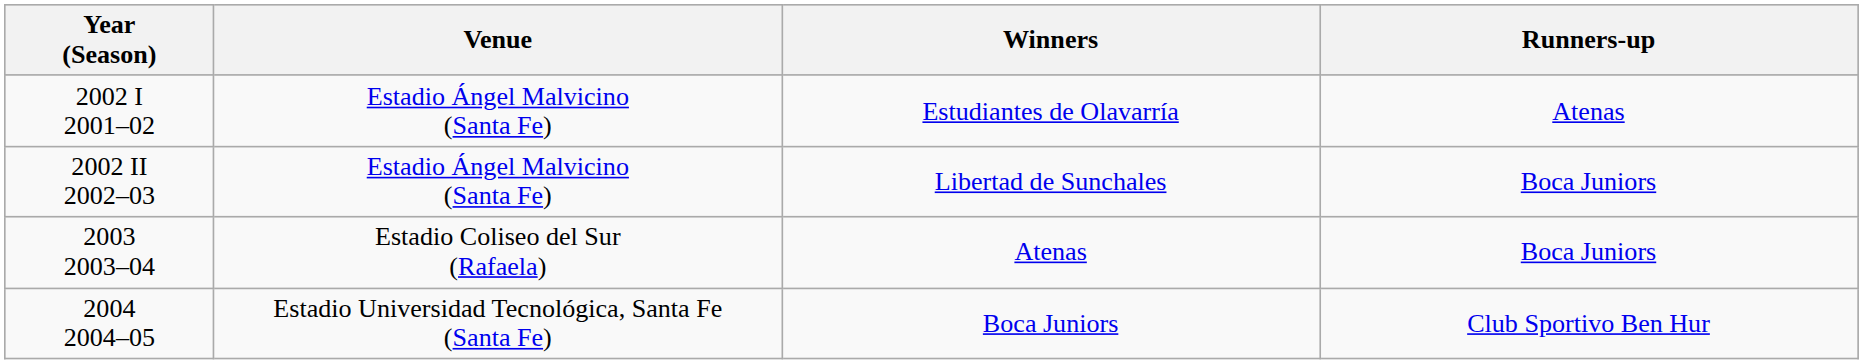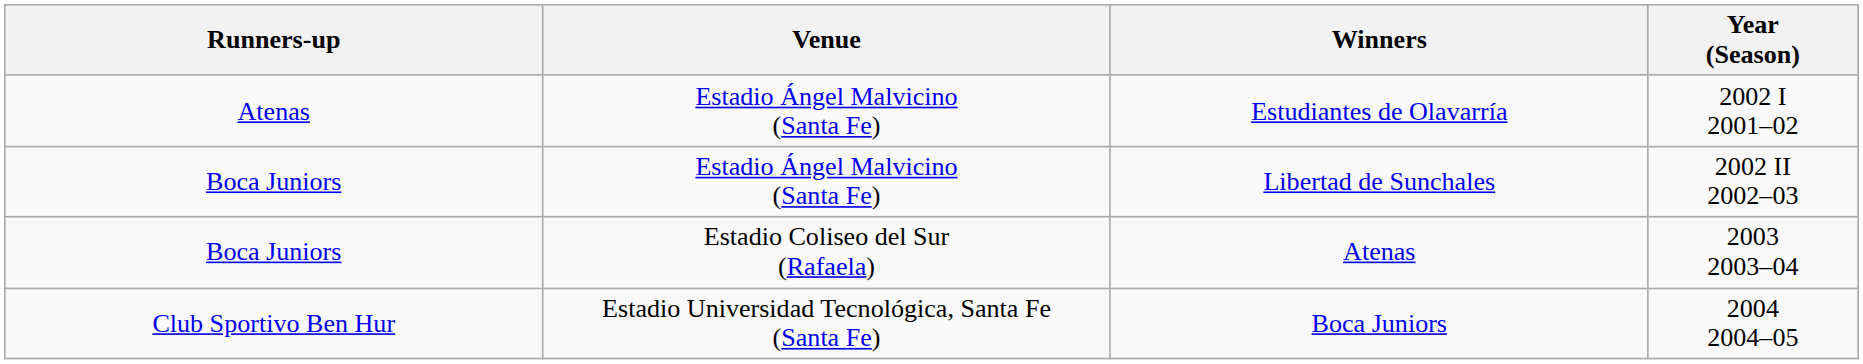columns swapped: (109, 39) <-> (1588, 39)
